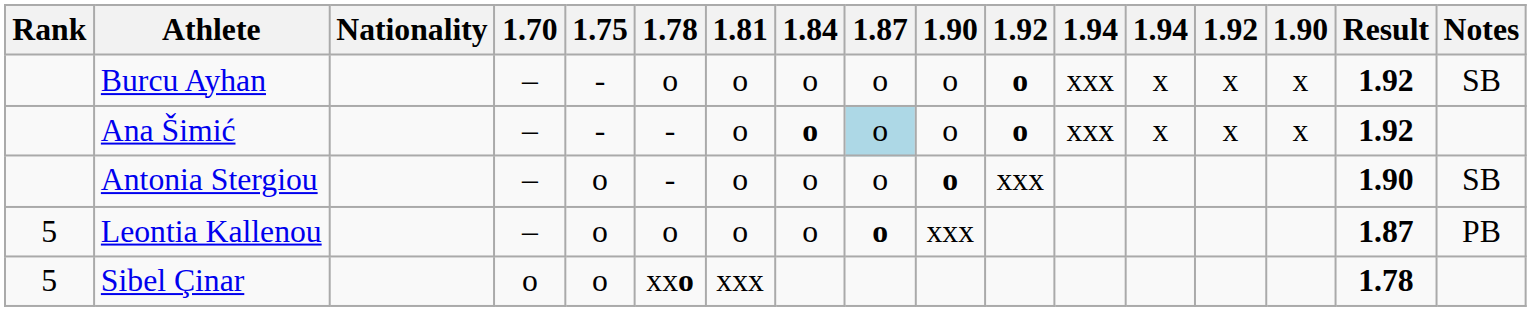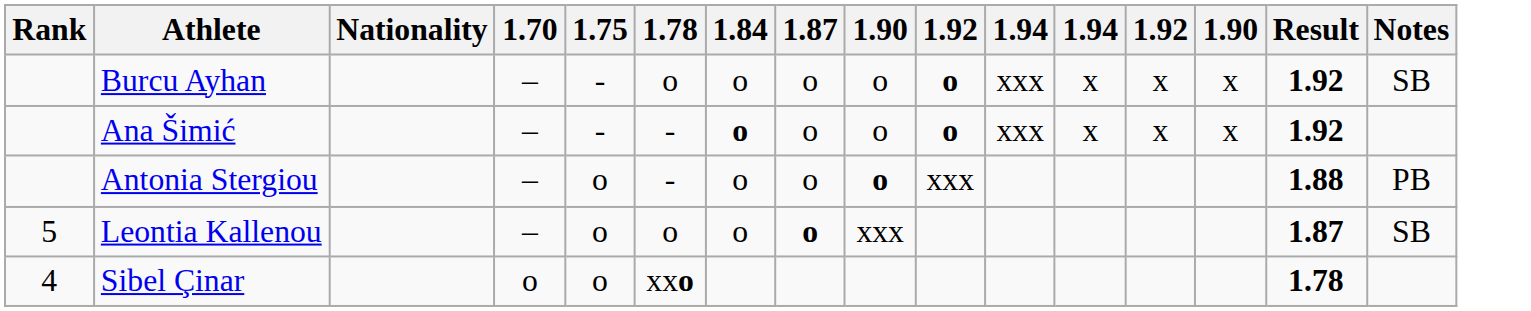- column: (740, 29)
(880, 130) lightblue background -> (810, 130) no background
(1386, 180) 1.90 -> (1316, 180) 1.88
(1481, 180) SB -> (1411, 180) PB
(1481, 230) PB -> (1411, 230) SB
(49, 280) 5 -> (49, 280) 4
